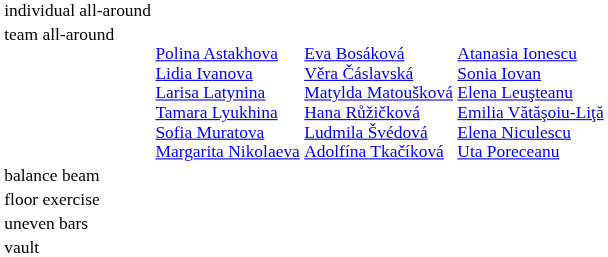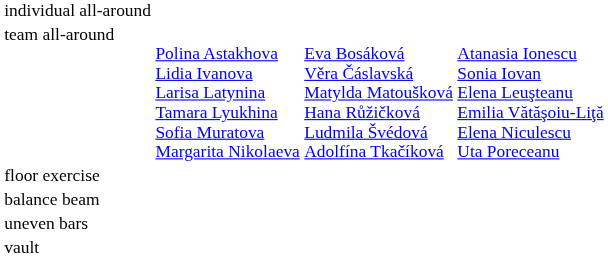rows swapped: (52, 175) <-> (52, 199)
